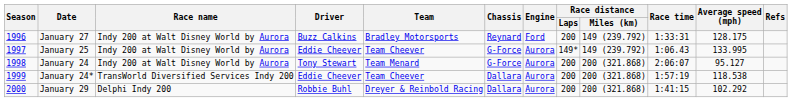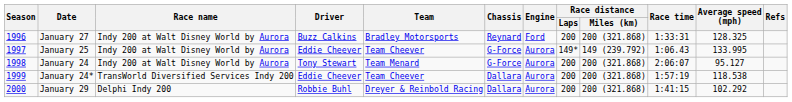(614, 38) 149 (239.792) -> (614, 38) 200 (321.868)
(730, 38) 128.175 -> (730, 38) 128.325
